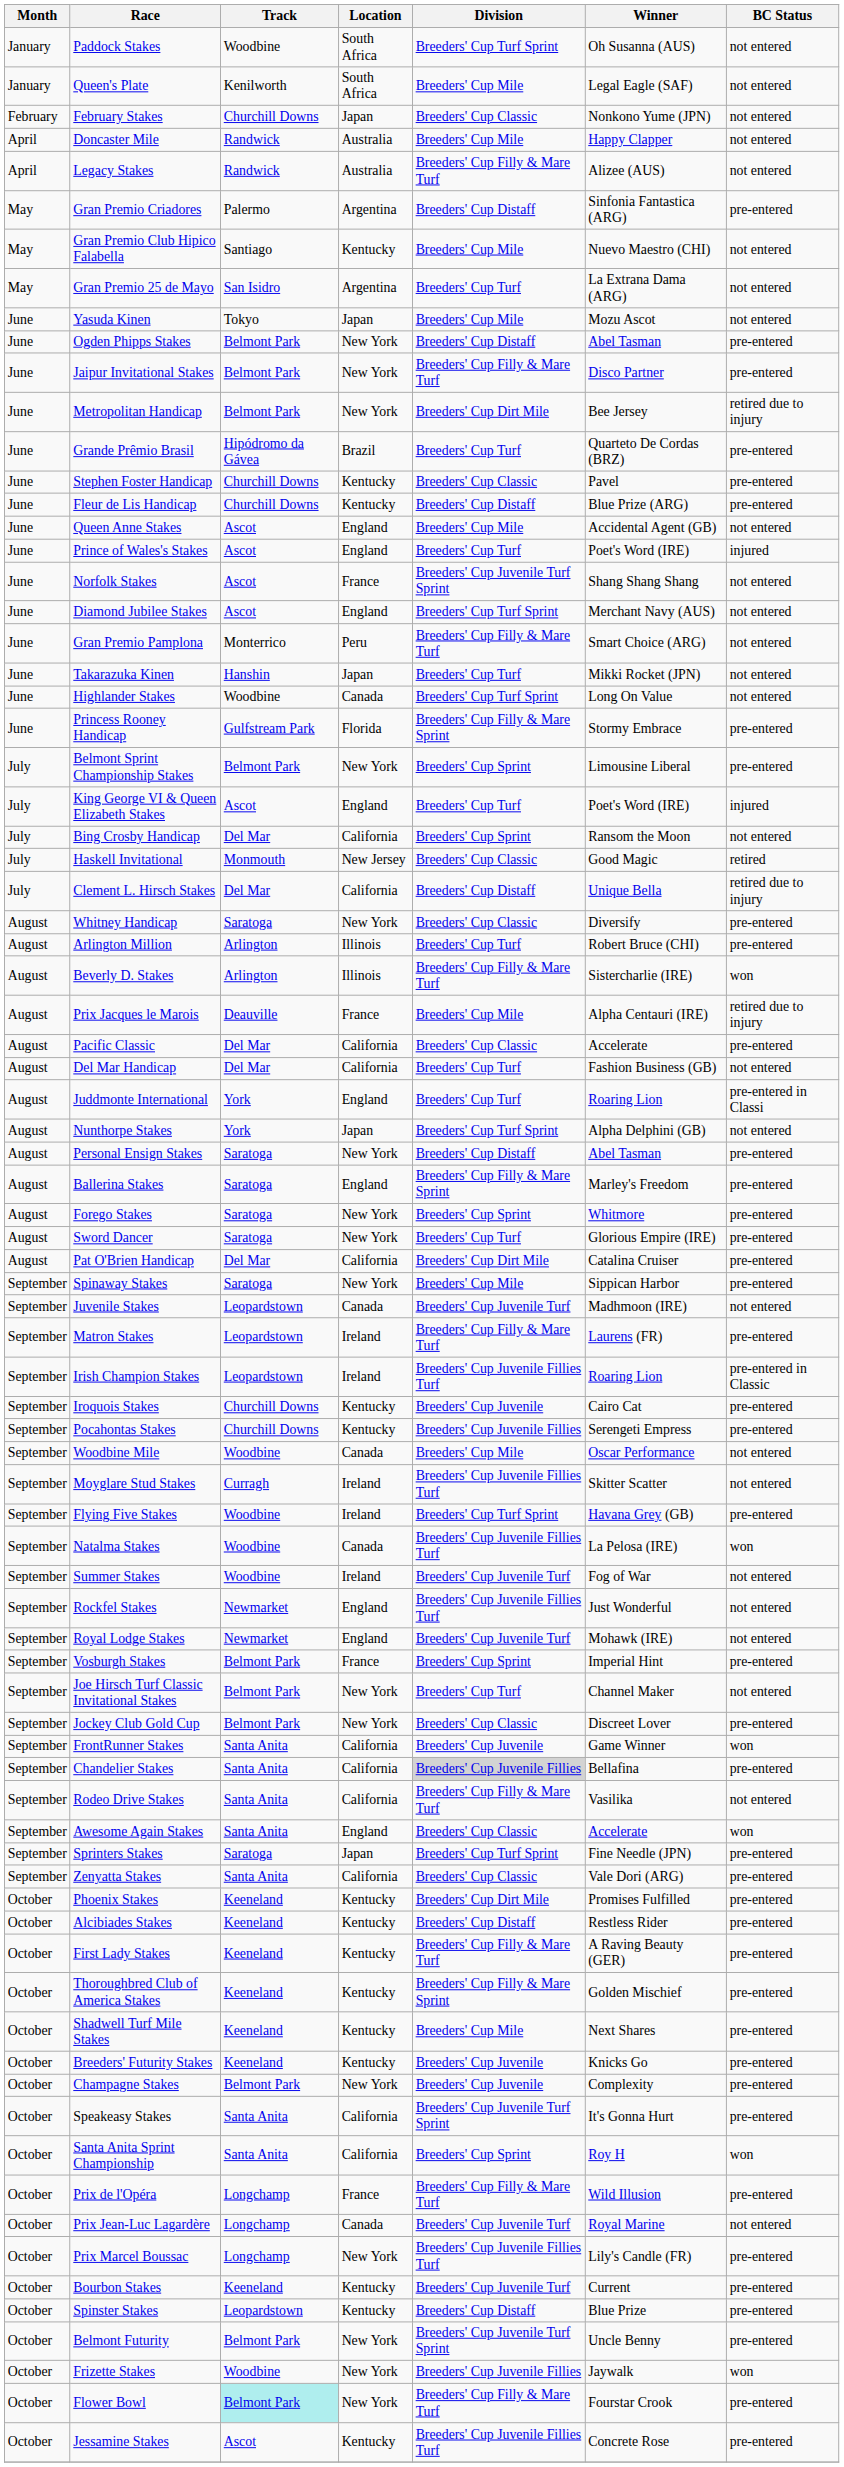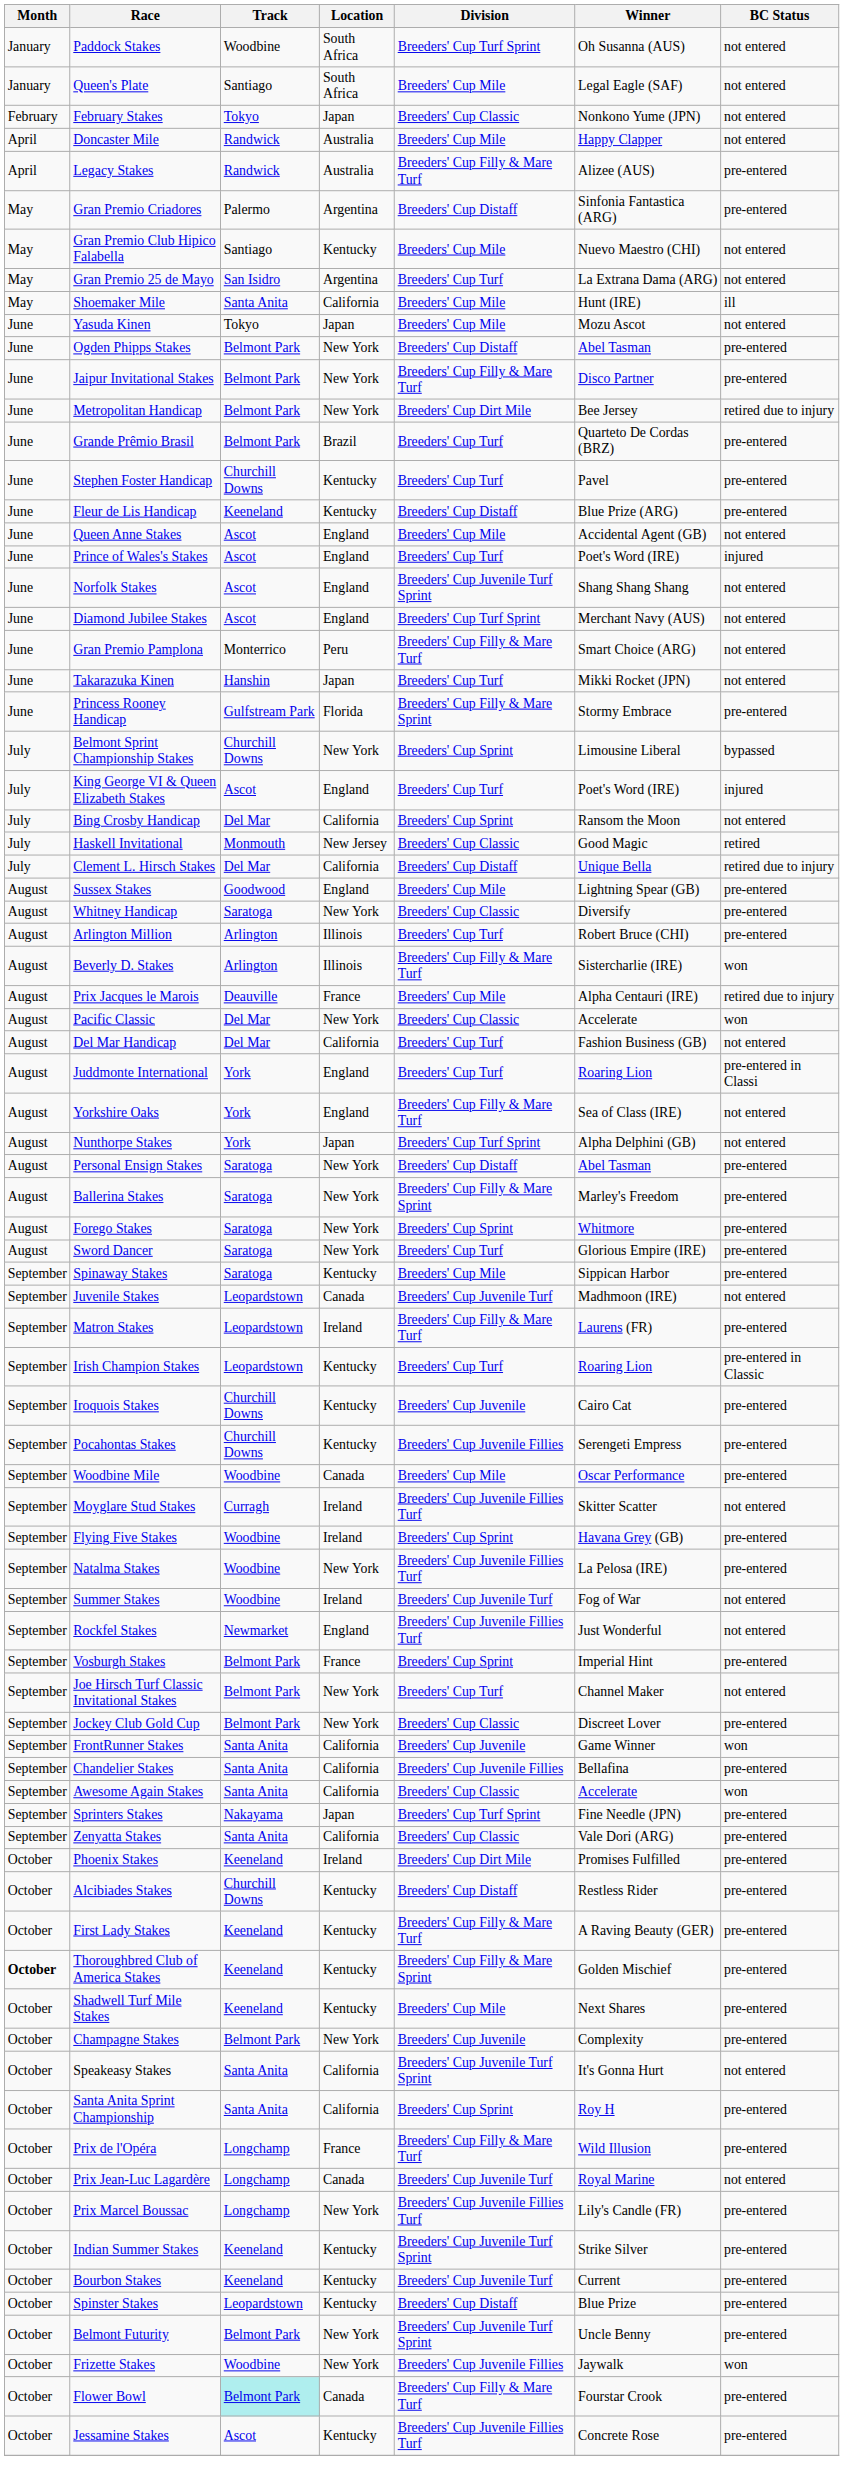(255, 86) Kenilworth -> (248, 86) Santiago
(271, 117) Churchill Downs -> (241, 117) Tokyo
(761, 171) not entered -> (755, 171) pre-entered
+ row: (119, 303)
(264, 451) Hipódromo da Gávea -> (262, 441) Belmont Park
(476, 482) Breeders' Cup Classic -> (450, 480) Breeders' Cup Turf
(271, 505) Churchill Downs -> (253, 511) Keeneland
(360, 581) France -> (346, 588) England
- row: (124, 697)
(262, 767) Belmont Park -> (250, 751) Churchill Downs
(761, 767) pre-entered -> (749, 751) bypassed
+ row: (112, 889)
(370, 1046) California -> (351, 1019) New York
(761, 1046) pre-entered -> (736, 1019) won
+ row: (116, 1112)
(365, 1184) England -> (351, 1197) New York
- row: (134, 1261)
(370, 1283) New York -> (350, 1274) Kentucky
(361, 1376) Ireland -> (350, 1367) Kentucky
(498, 1376) Breeders' Cup Juvenile Fillies Turf -> (450, 1367) Breeders' Cup Turf
(761, 1453) not entered -> (755, 1476) pre-entered
(487, 1515) Breeders' Cup Turf Sprint -> (455, 1538) Breeders' Cup Sprint
(362, 1546) Canada -> (351, 1569) New York
(742, 1546) won -> (755, 1569) pre-entered
- row: (129, 1639)
(498, 1769) lightgrey background -> (480, 1769) no background
- row: (129, 1800)
(365, 1831) England -> (351, 1792) California
(248, 1854) Saratoga -> (253, 1815) Nakayama
(368, 1899) Kentucky -> (342, 1860) Ireland
(253, 1922) Keeneland -> (250, 1891) Churchill Downs
(30, 1992) normal -> (32, 1969) bold
- row: (143, 2062)
(761, 2116) pre-entered -> (755, 2070) not entered
(742, 2155) won -> (755, 2110) pre-entered
+ row: (136, 2250)
(370, 2403) New York -> (344, 2396) Canada
